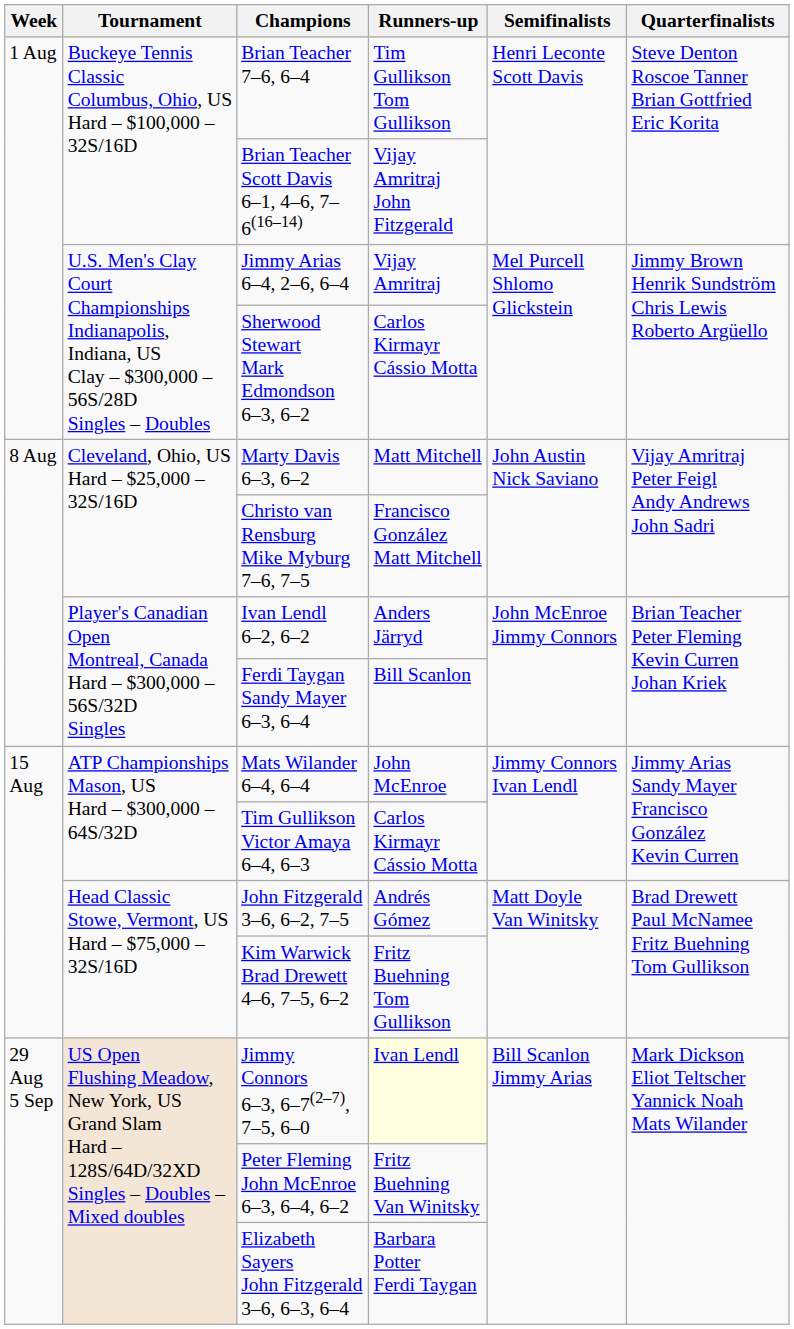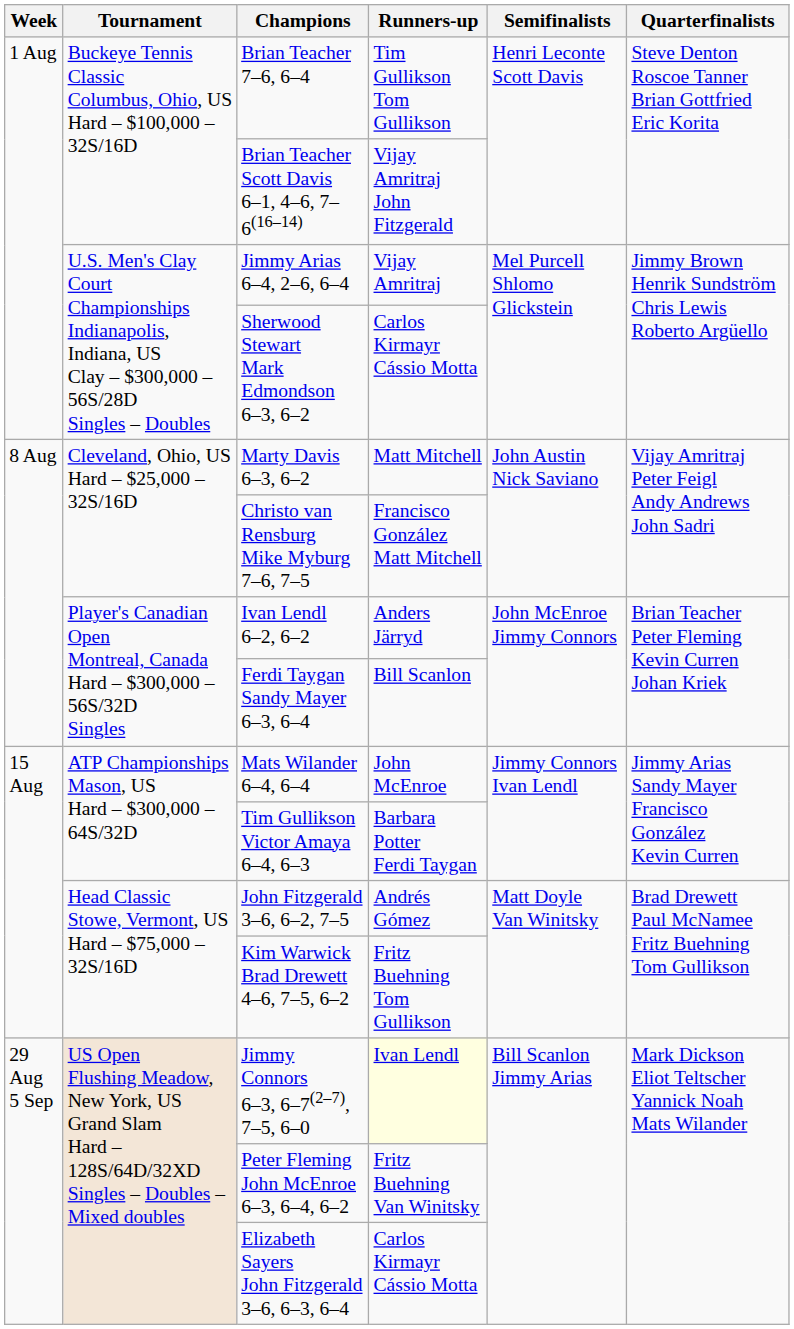(426, 840) Carlos Kirmayr Cássio Motta -> (425, 840) Barbara Potter Ferdi Taygan
(425, 1261) Barbara Potter Ferdi Taygan -> (426, 1261) Carlos Kirmayr Cássio Motta
